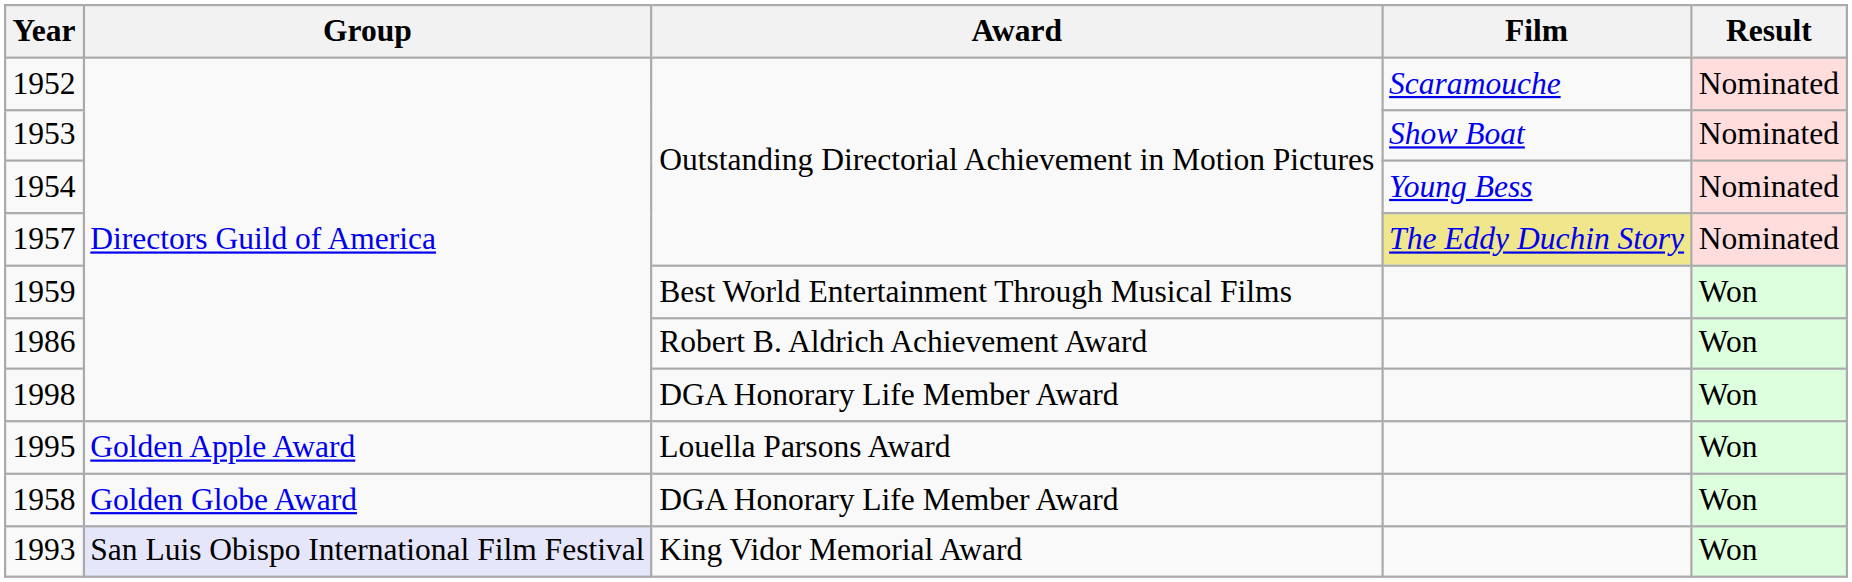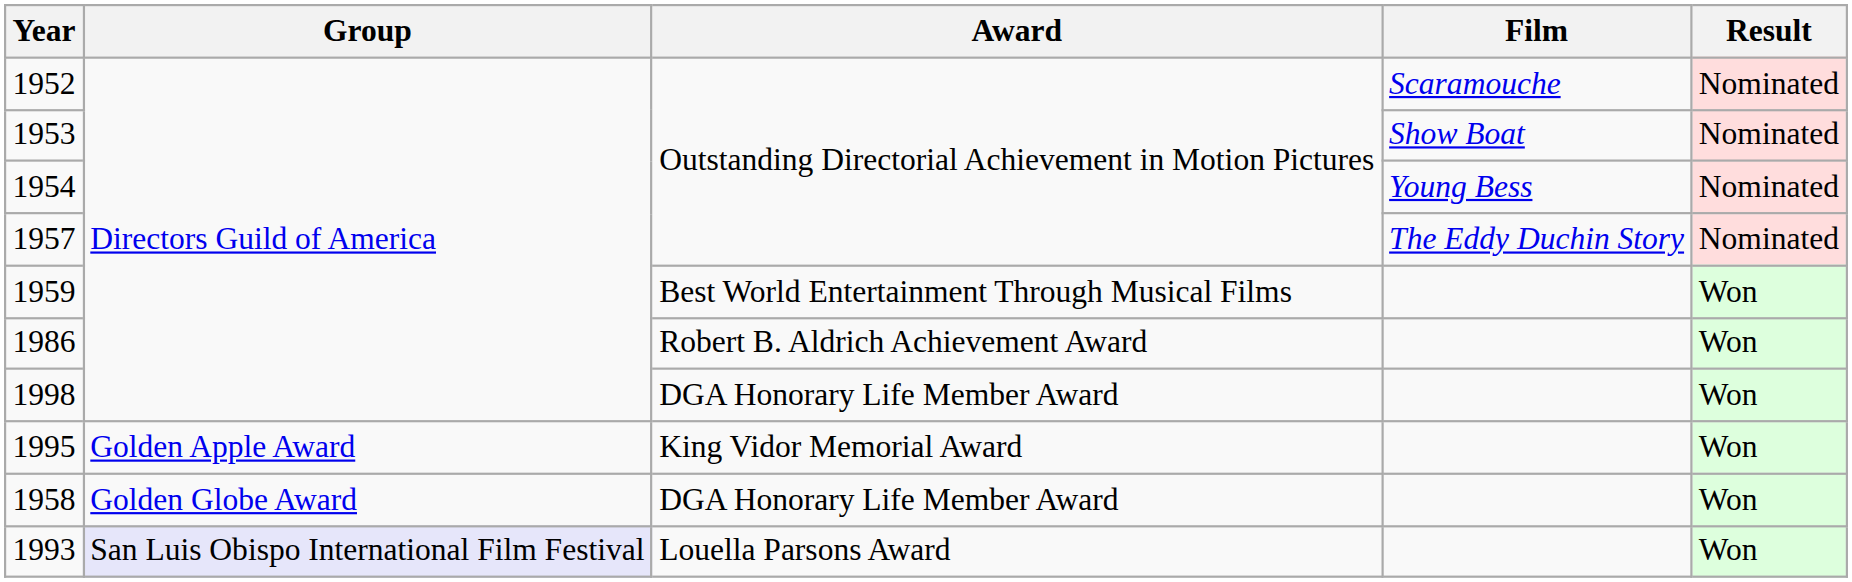(1537, 238) khaki background -> (1537, 238) no background
(805, 446) Louella Parsons Award -> (841, 446) King Vidor Memorial Award
(841, 551) King Vidor Memorial Award -> (805, 551) Louella Parsons Award
